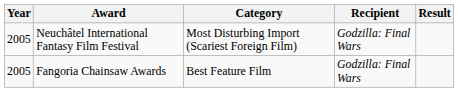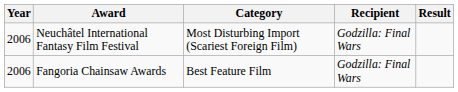(19, 39) 2005 -> (19, 39) 2006
(19, 71) 2005 -> (19, 71) 2006
